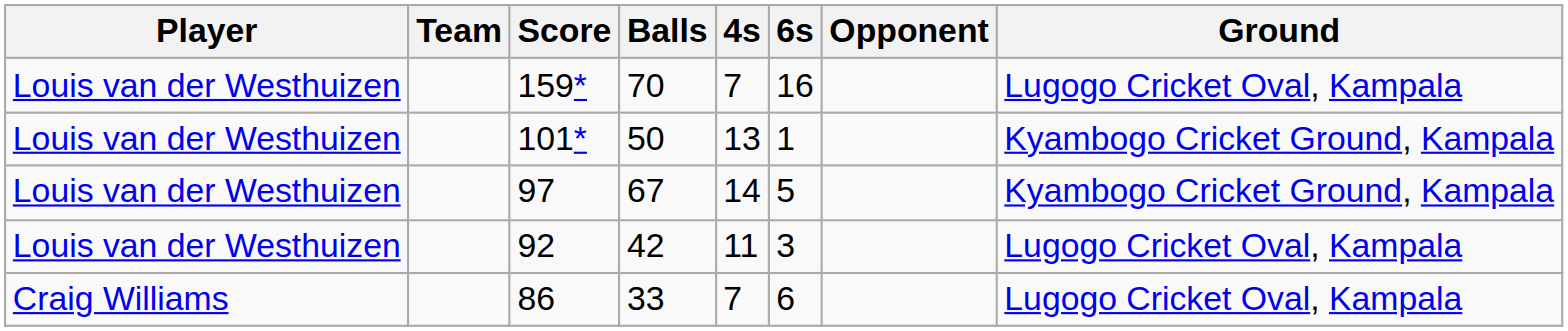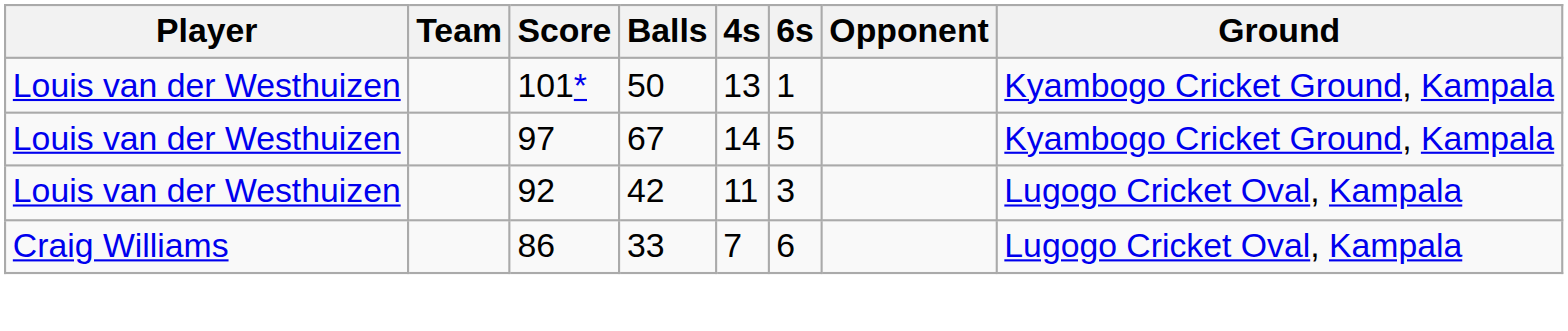- row: (552, 84)
